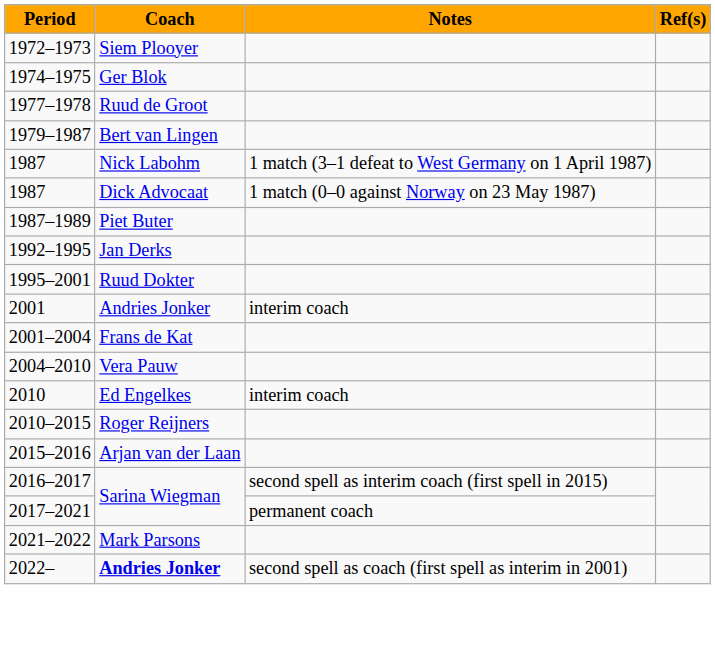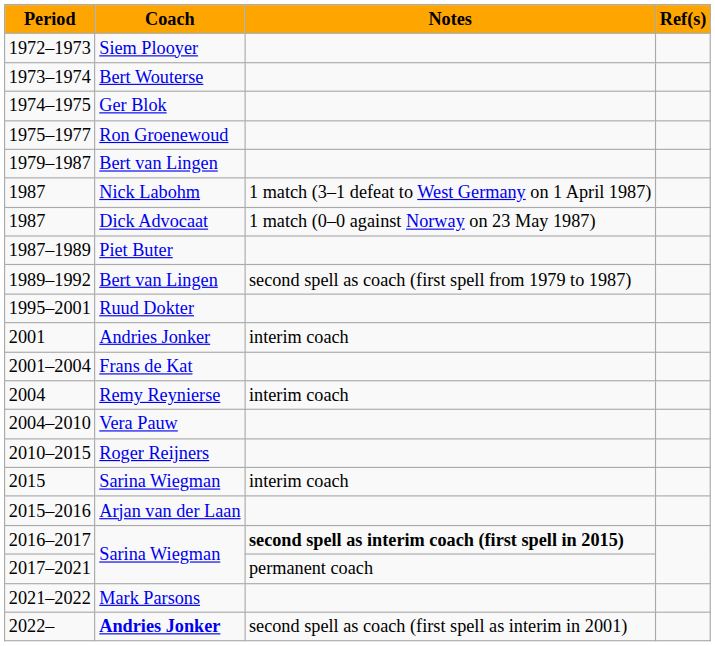+ row: (50, 76)
+ row: (50, 134)
- row: (50, 105)
+ row: (50, 279)
- row: (50, 250)
+ row: (27, 395)
- row: (27, 395)
+ row: (27, 481)
(428, 481) normal -> (436, 539) bold
